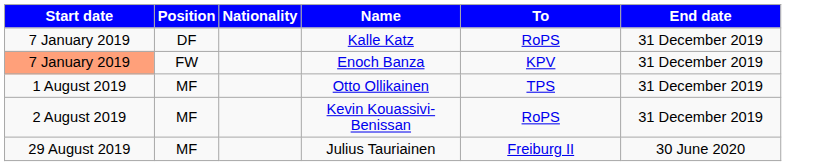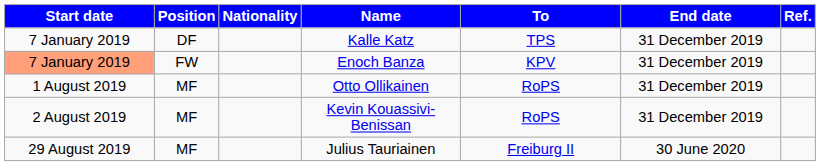+ column: (798, 17)
(541, 40) RoPS -> (541, 40) TPS
(541, 86) TPS -> (541, 86) RoPS
